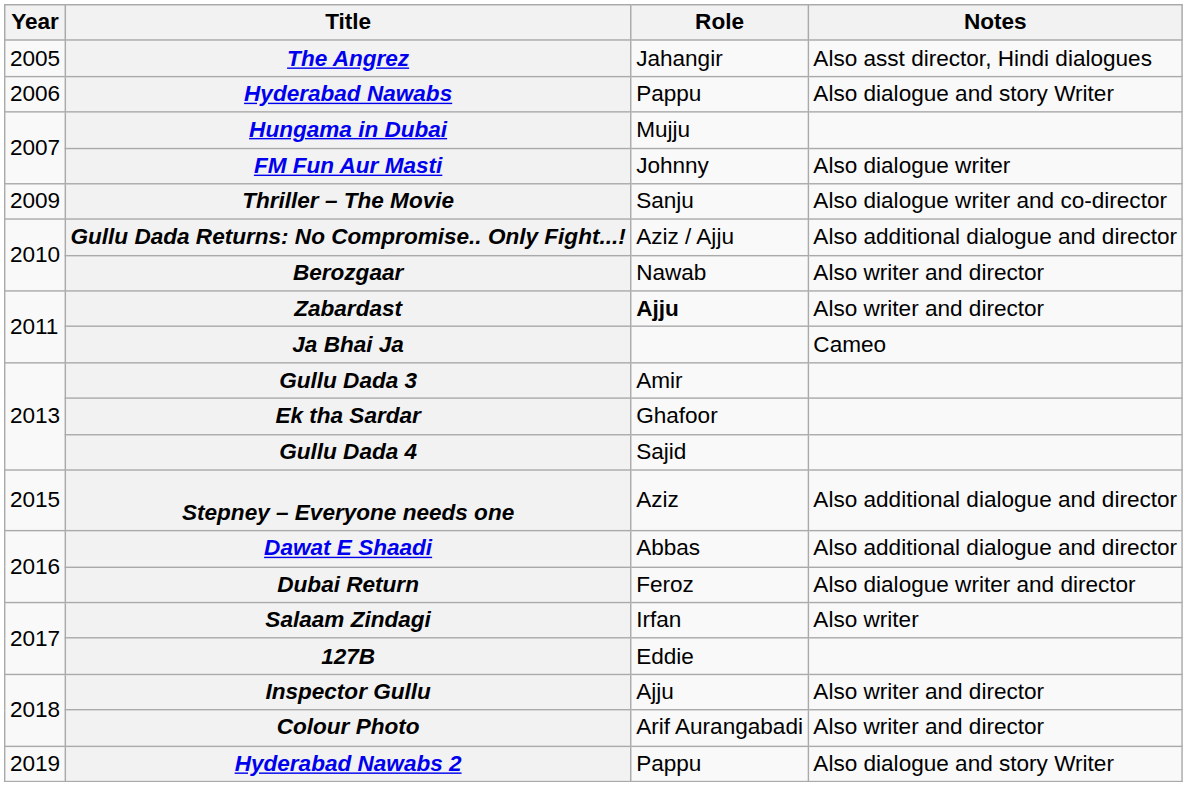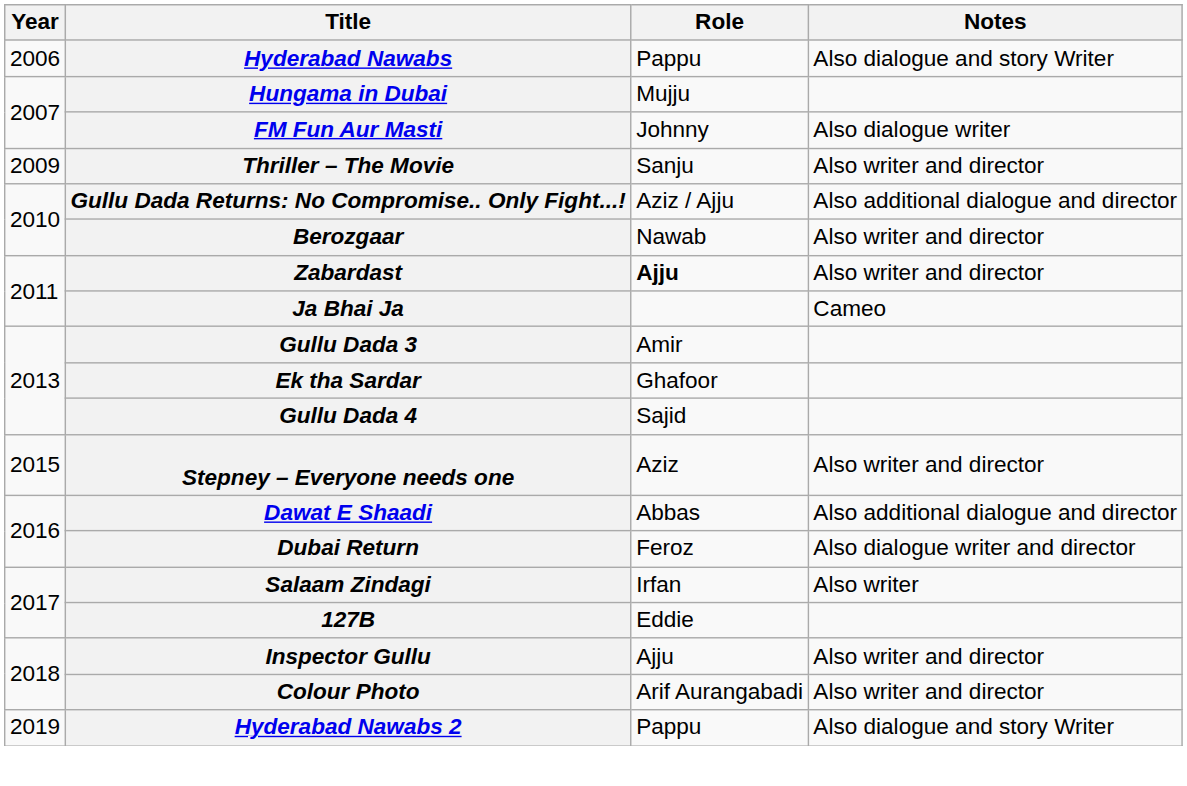- row: (348, 58)
(990, 201) Also dialogue writer and co-director -> (929, 165) Also writer and director
(995, 500) Also additional dialogue and director -> (929, 464) Also writer and director
